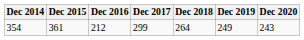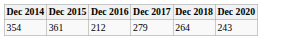- column: (236, 12)
(140, 27) 299 -> (140, 27) 279
